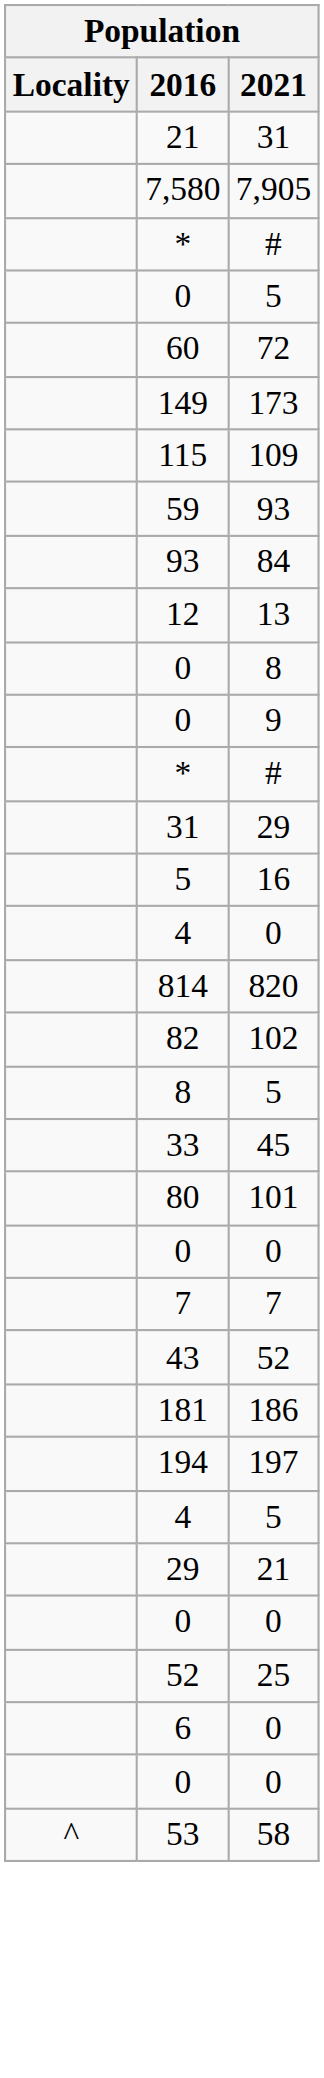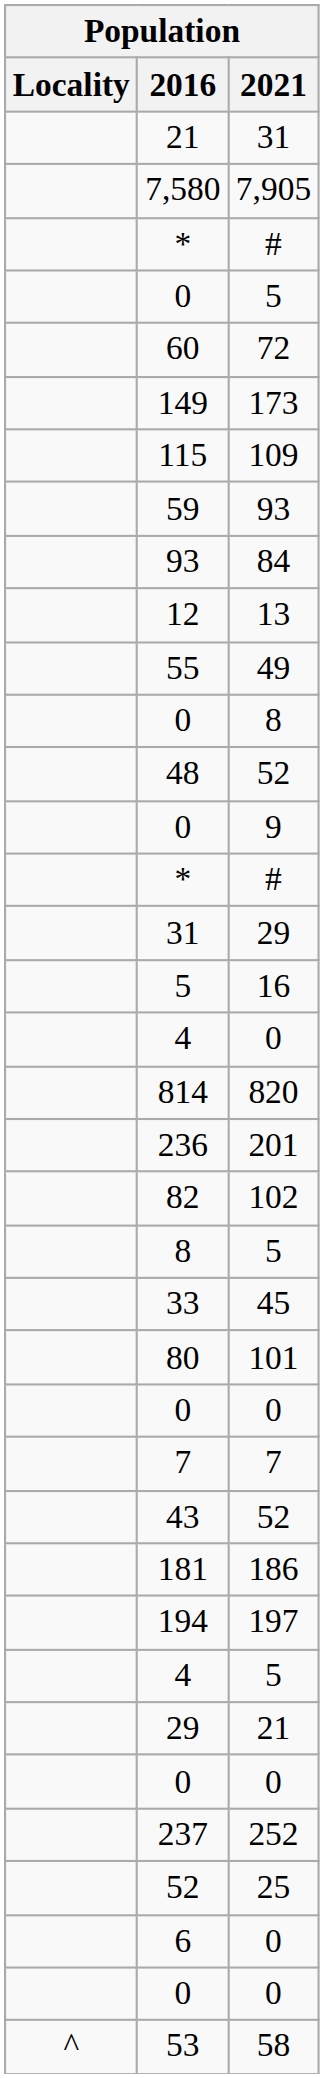+ row: (183, 667)
+ row: (183, 773)
+ row: (183, 1144)
+ row: (183, 1834)
